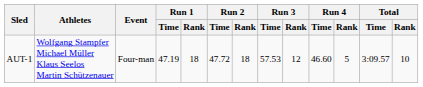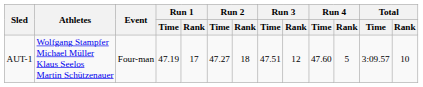(194, 59) 18 -> (194, 59) 17
(220, 59) 47.72 -> (220, 59) 47.27
(270, 59) 57.53 -> (270, 59) 47.51
(321, 59) 46.60 -> (321, 59) 47.60
